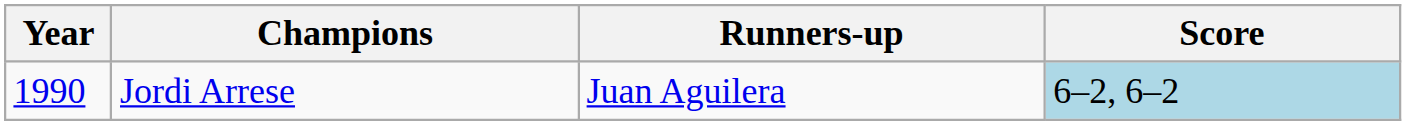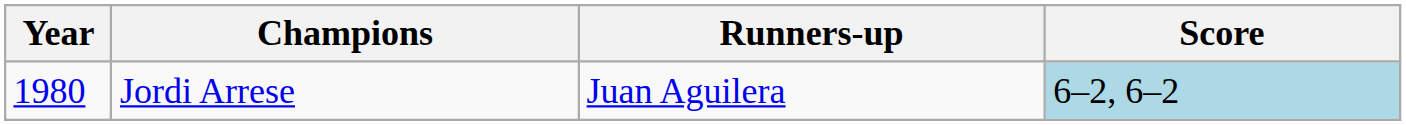(49, 90) 1990 -> (49, 90) 1980
